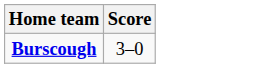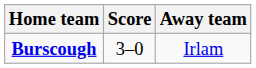+ column: (203, 19)
